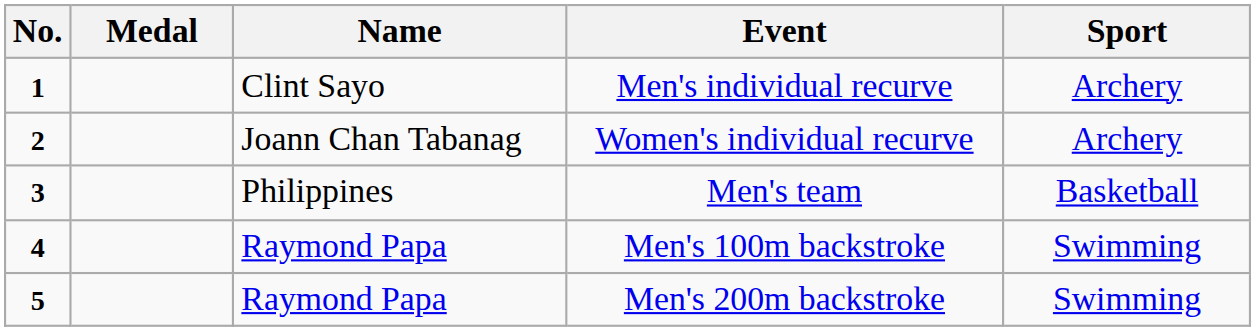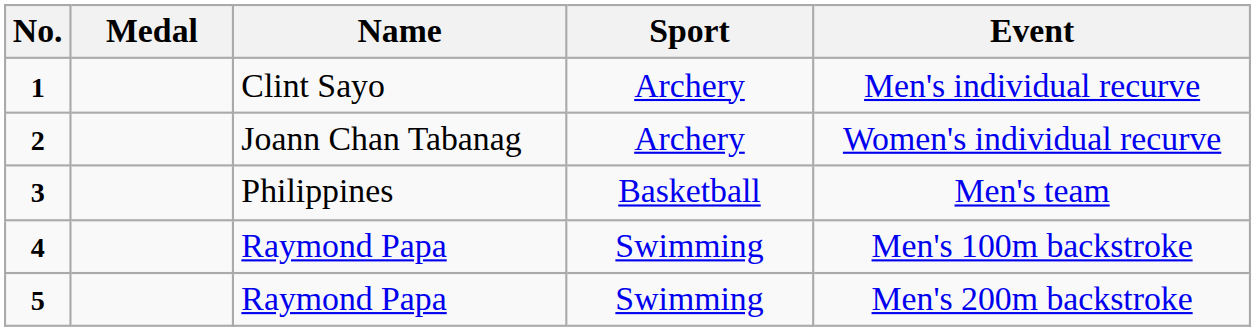columns swapped: (1127, 31) <-> (784, 31)
